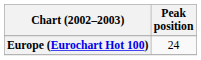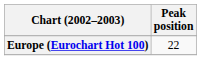(174, 45) 24 -> (174, 45) 22
